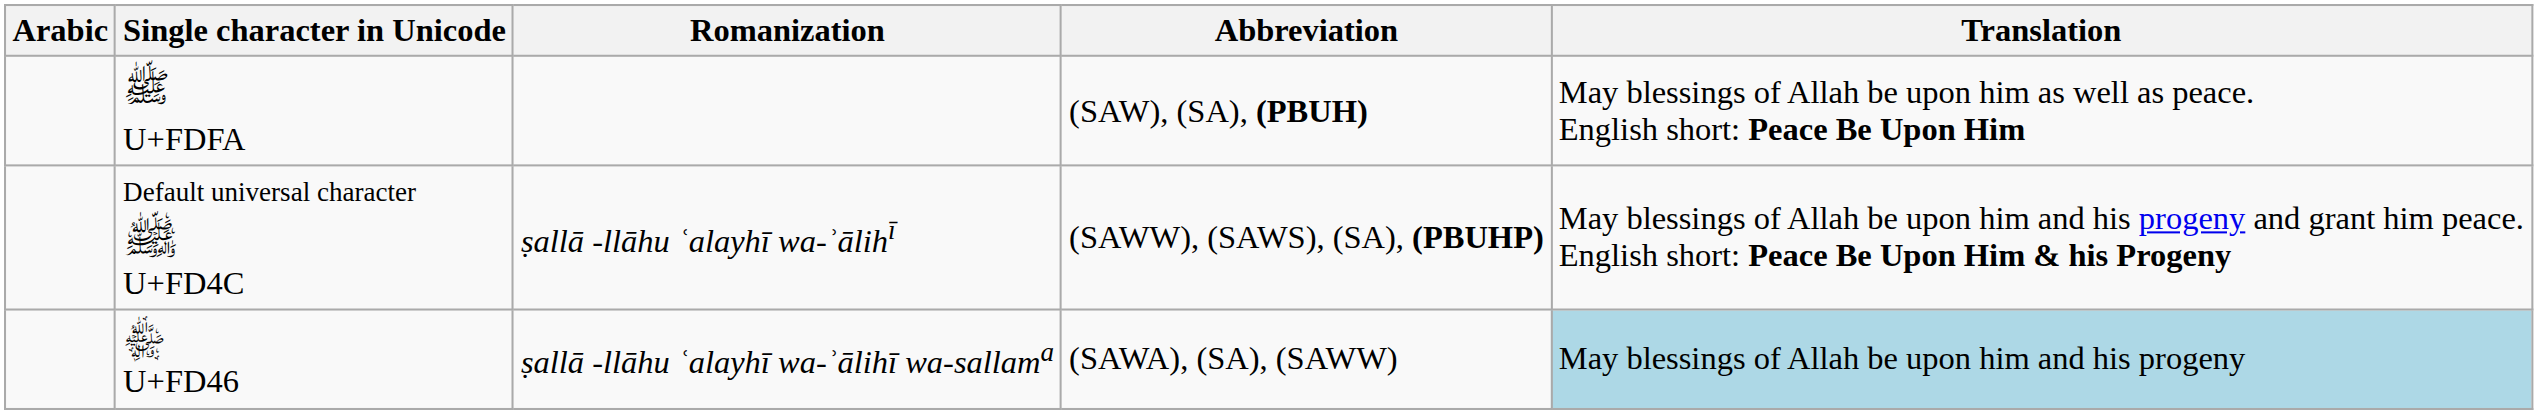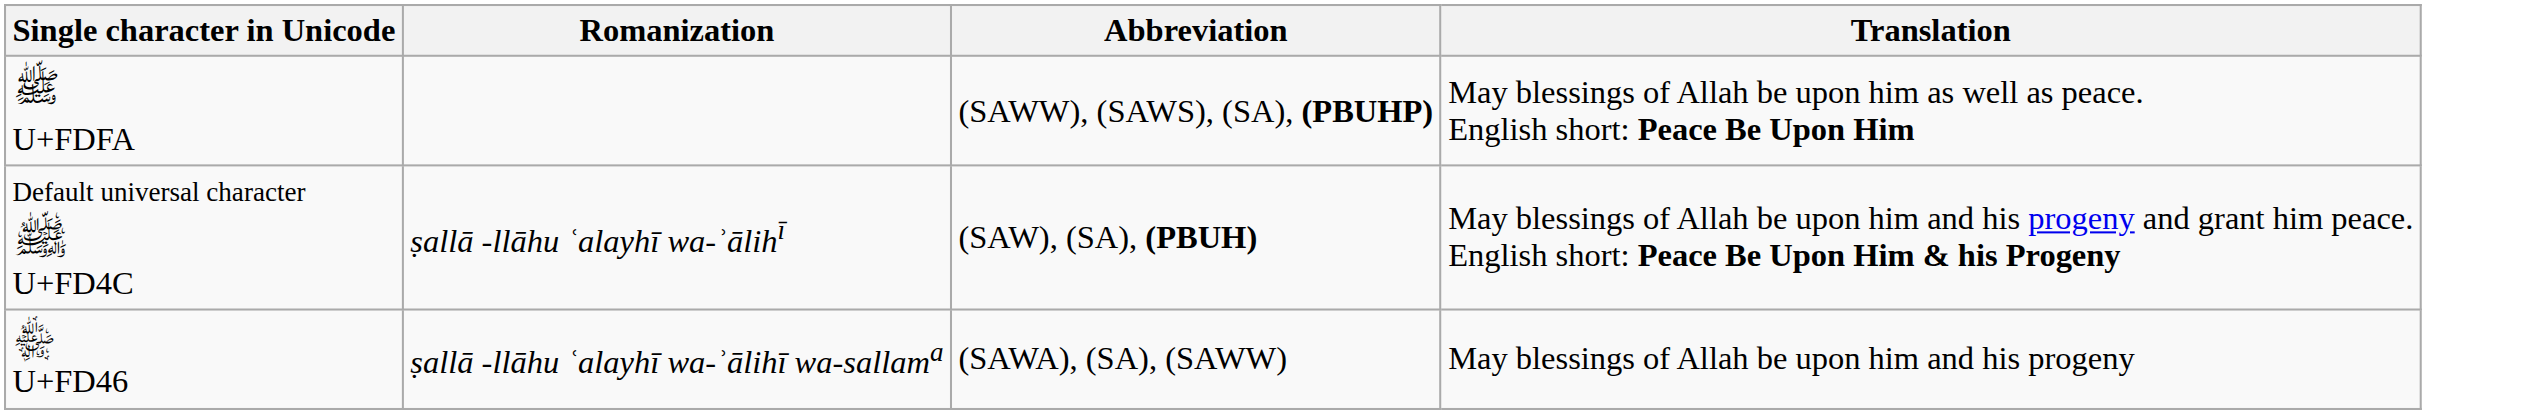- column: (60, 30)
(1218, 110) (SAW), (SA), (PBUH) -> (1196, 110) (SAWW), (SAWS), (SA), (PBUHP)
(1306, 236) (SAWW), (SAWS), (SA), (PBUHP) -> (1108, 236) (SAW), (SA), (PBUH)
(1902, 358) lightblue background -> (1791, 358) no background
